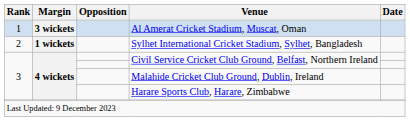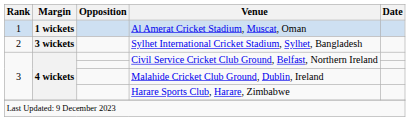(55, 28) 3 wickets -> (55, 28) 1 wickets
(55, 44) 1 wickets -> (55, 44) 3 wickets
